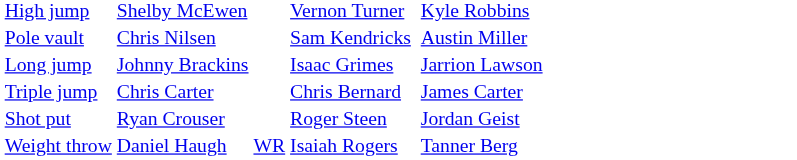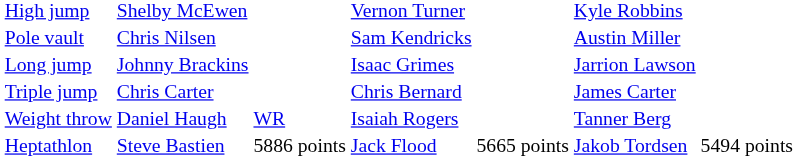- row: (38, 118)
+ row: (48, 145)
